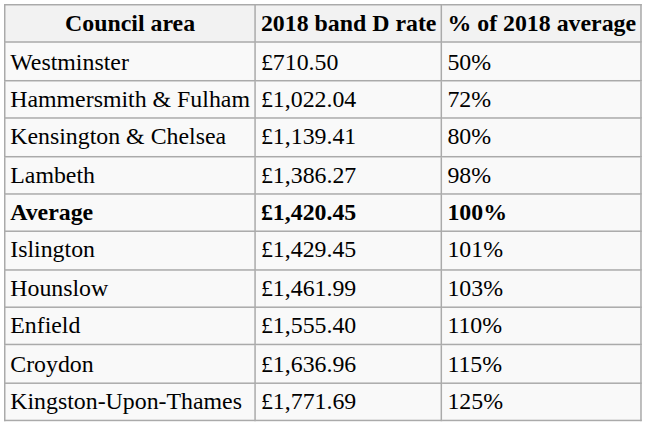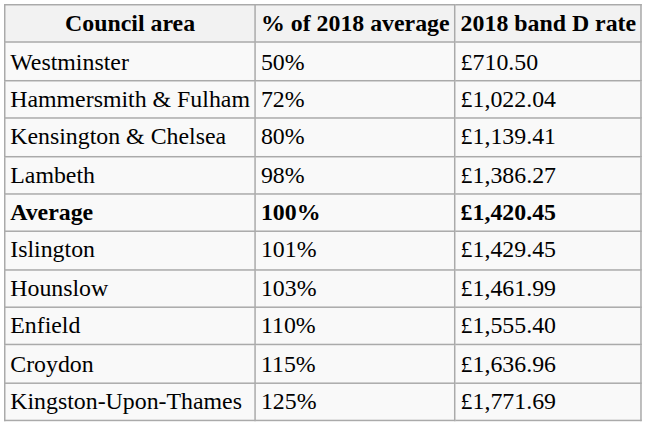columns swapped: (349, 23) <-> (542, 23)
